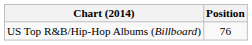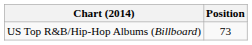(225, 31) 76 -> (225, 31) 73
